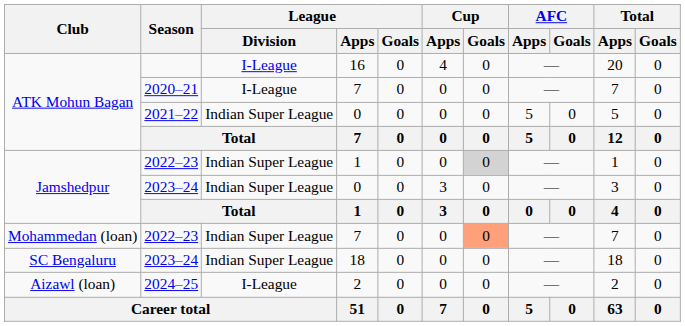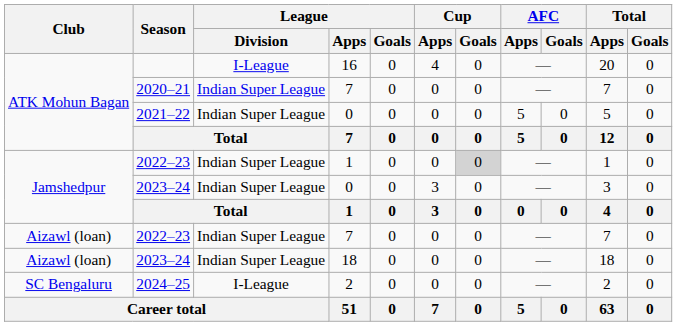(269, 89) I-League -> (261, 89) Indian Super League
(73, 235) Mohammedan (loan) -> (69, 235) Aizawl (loan)
(486, 235) lightsalmon background -> (478, 235) no background
(73, 260) SC Bengaluru -> (69, 260) Aizawl (loan)
(73, 284) Aizawl (loan) -> (69, 284) SC Bengaluru
